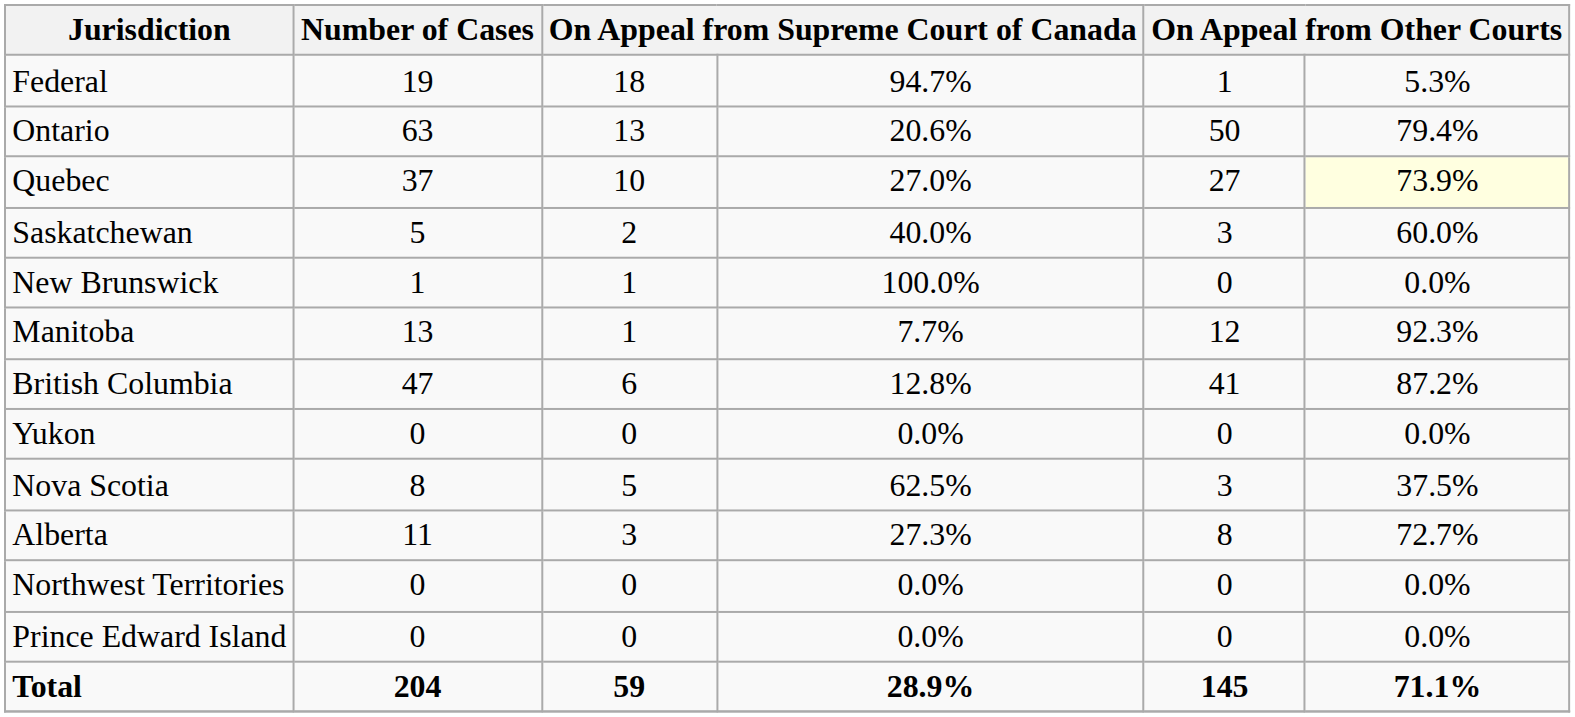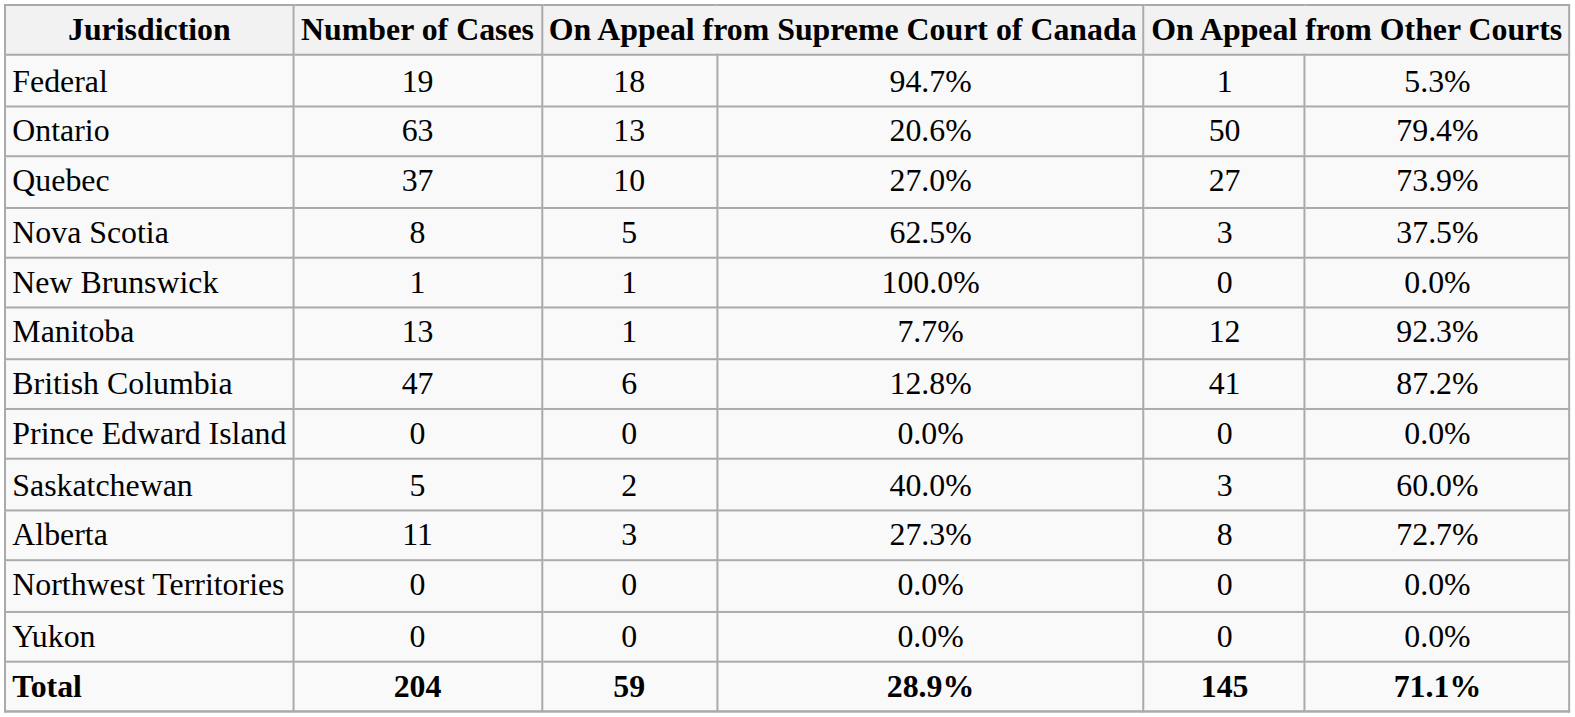(1437, 181) lightyellow background -> (1437, 181) no background
rows swapped: (91, 484) <-> (103, 231)
rows swapped: (149, 635) <-> (54, 433)
